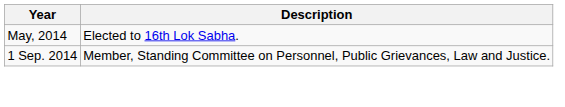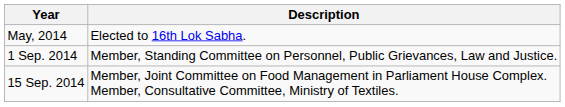+ row: (46, 83)
